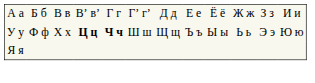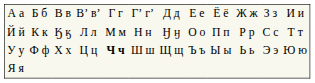+ row: (16, 32)
(88, 32) bold -> (88, 50) normal
